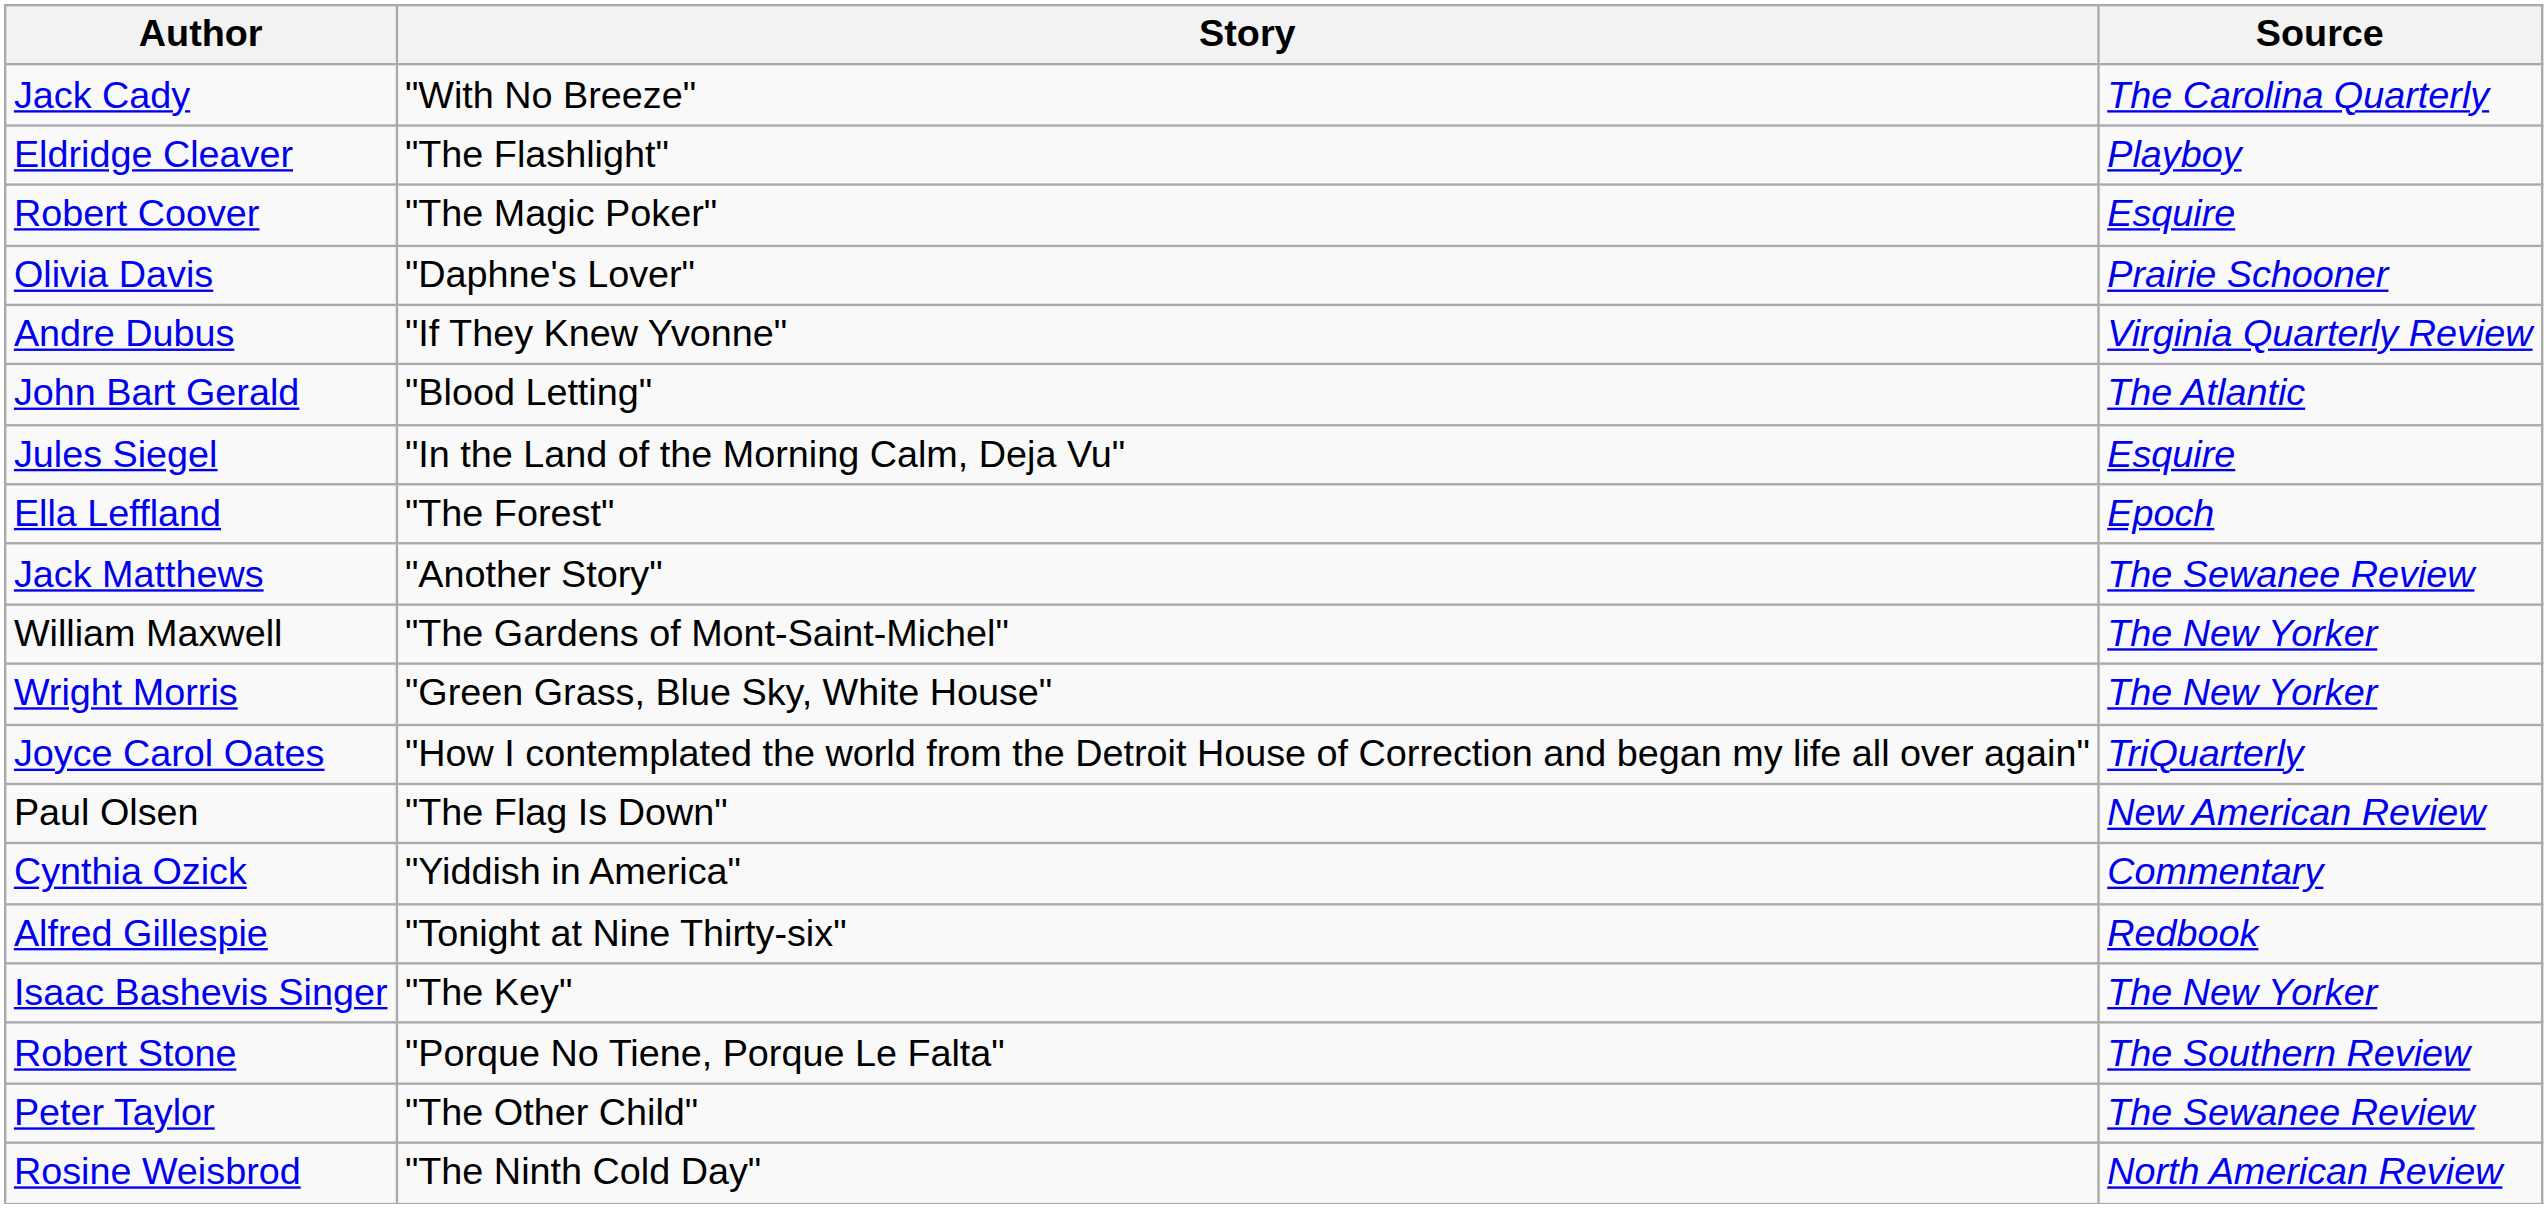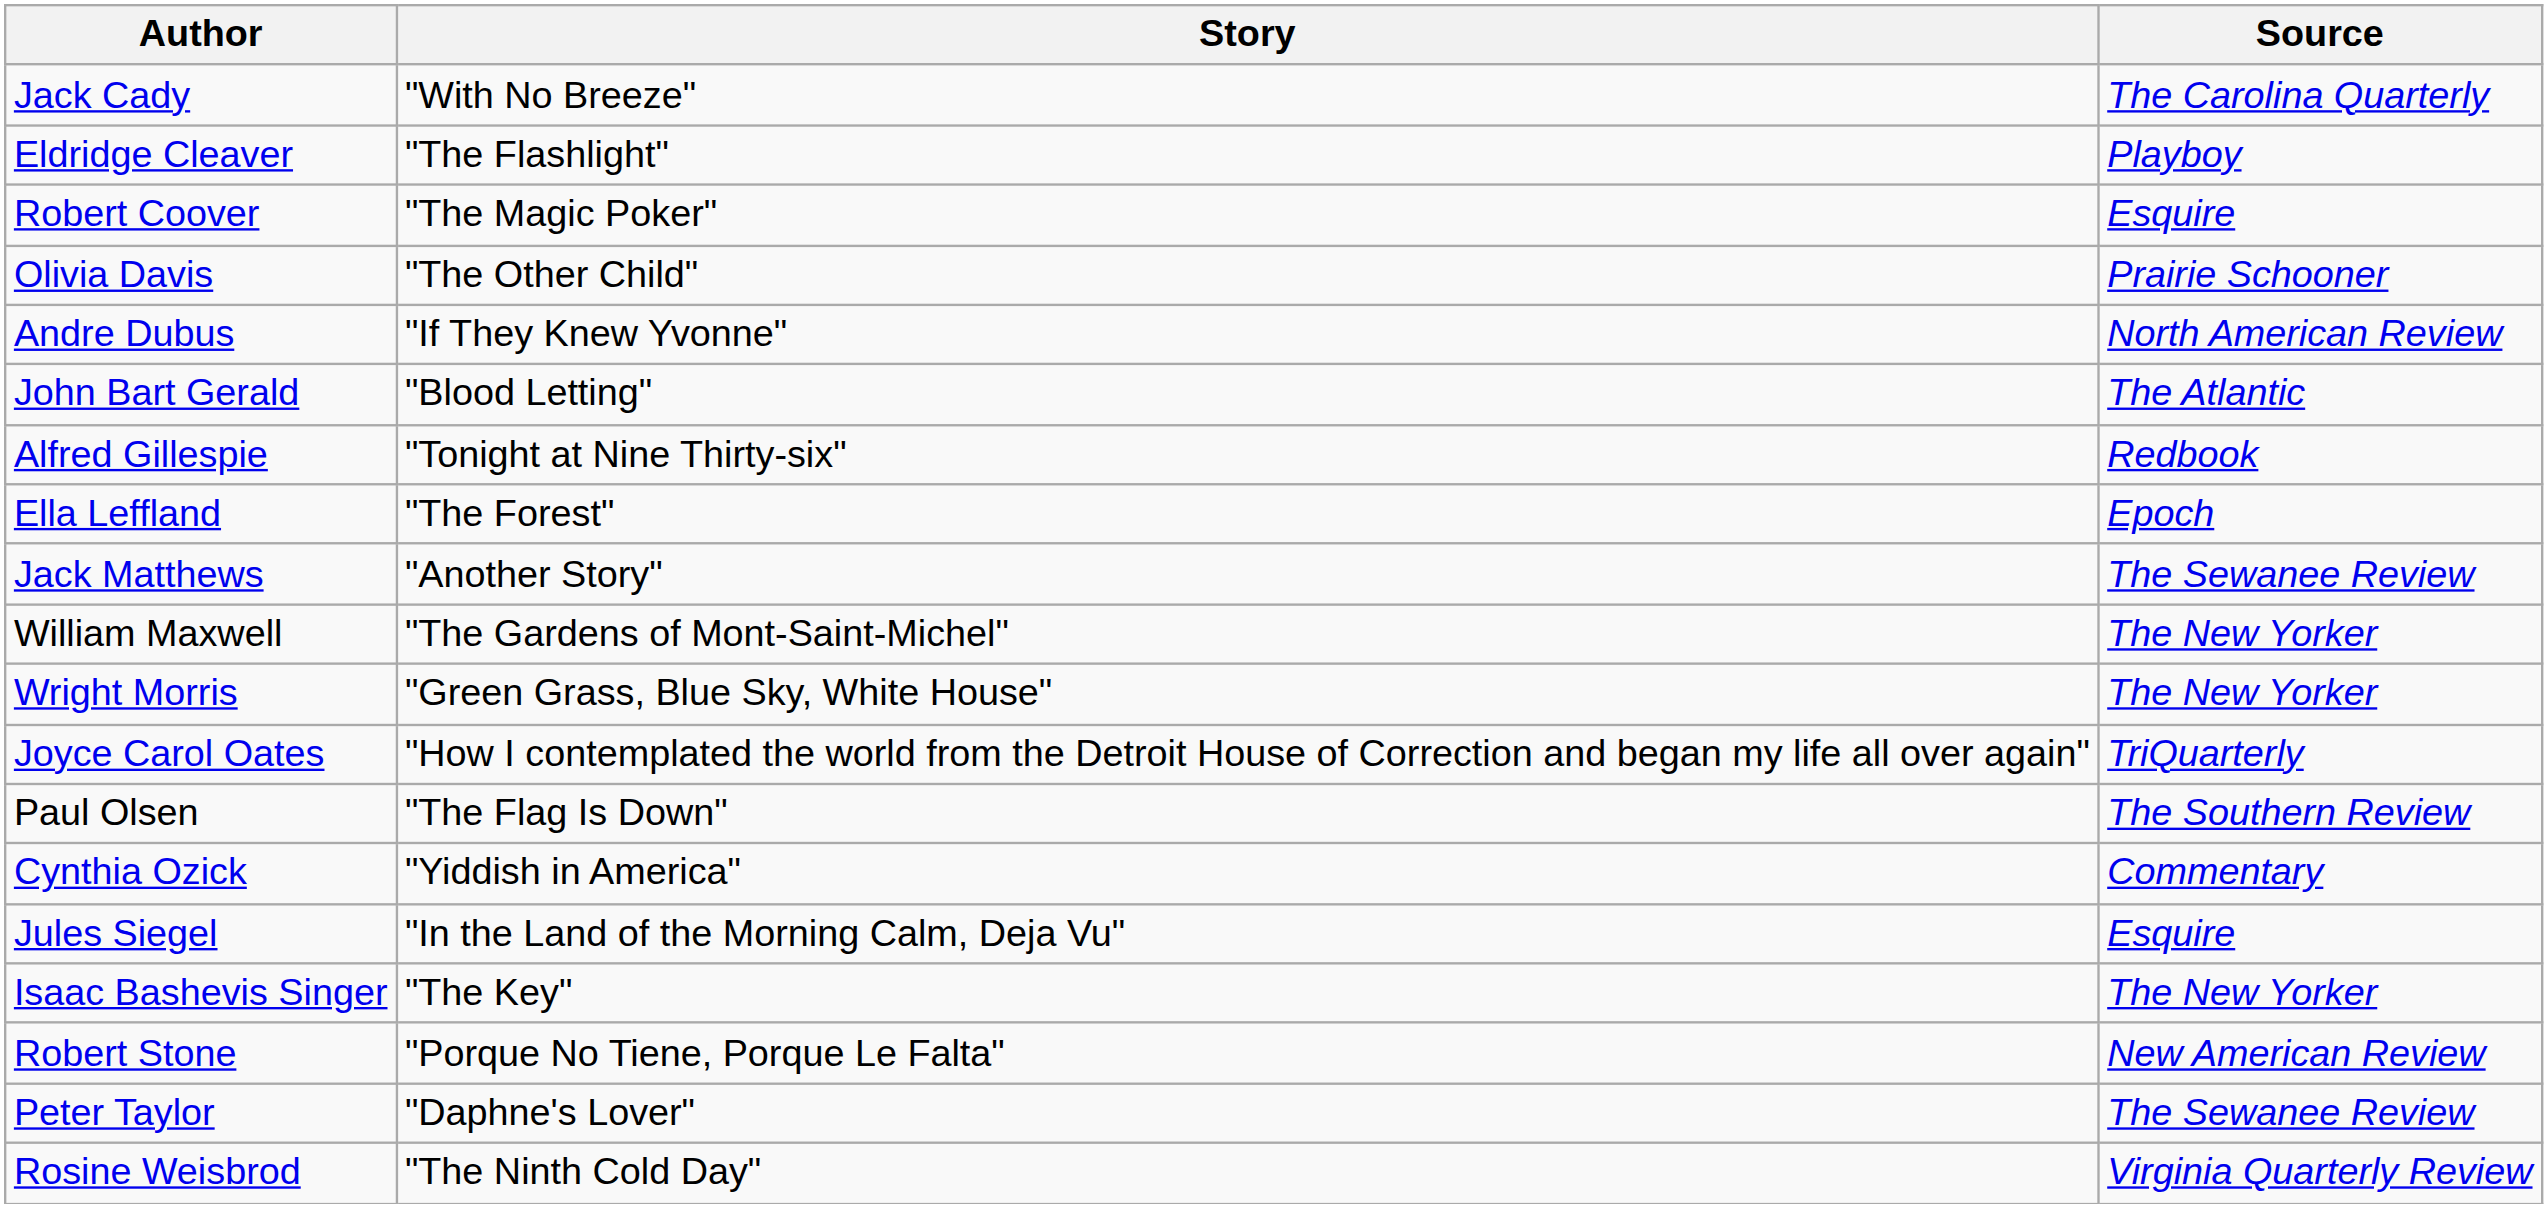(550, 273) "Daphne's Lover" -> (552, 273) "The Other Child"
(2320, 333) Virginia Quarterly Review -> (2305, 333) North American Review
rows swapped: (141, 932) <-> (116, 453)
(2296, 812) New American Review -> (2289, 812) The Southern Review
(2289, 1052) The Southern Review -> (2296, 1052) New American Review
(552, 1112) "The Other Child" -> (550, 1112) "Daphne's Lover"
(2305, 1172) North American Review -> (2320, 1172) Virginia Quarterly Review
